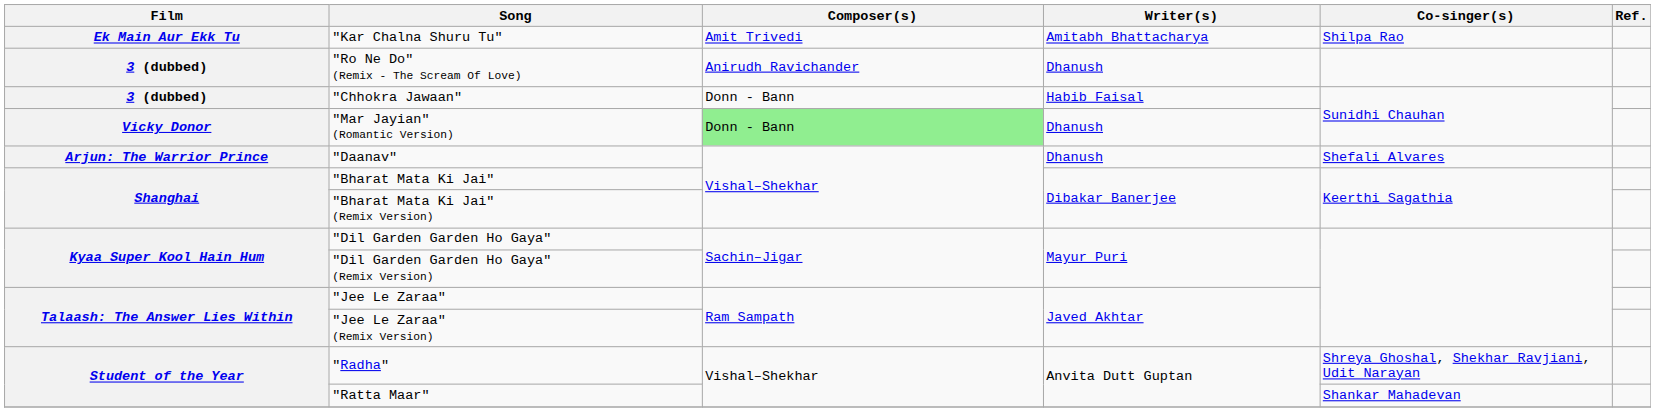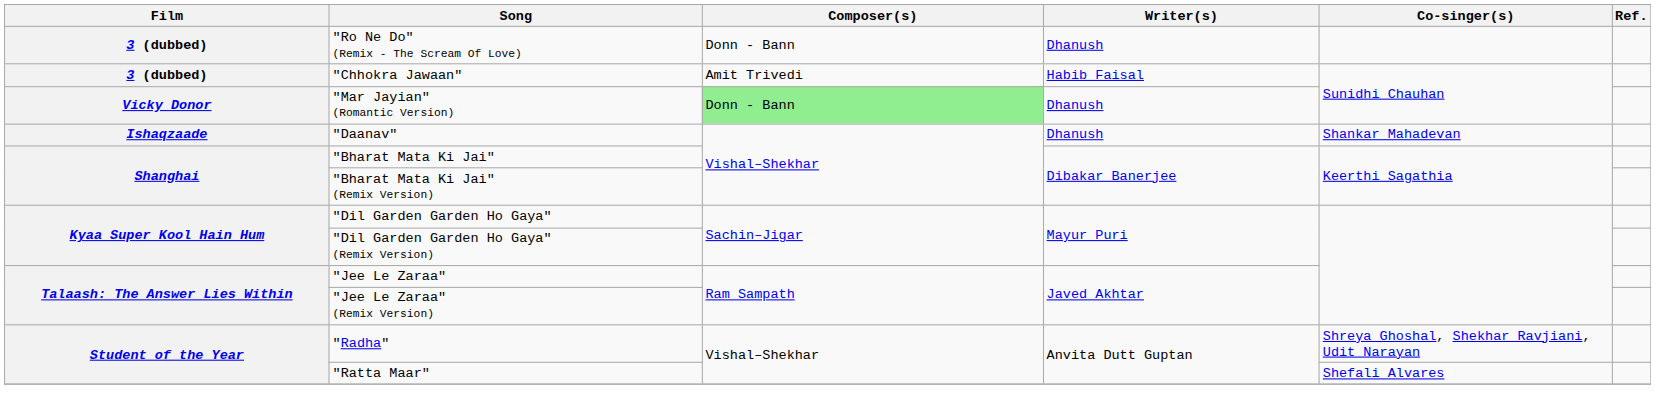- row: (417, 38)
(782, 67) Anirudh Ravichander -> (750, 45) Donn - Bann
(750, 97) Donn - Bann -> (754, 75) Amit Trivedi
(167, 157) Arjun: The Warrior Prince -> (167, 135) Ishaqzaade
(1384, 157) Shefali Alvares -> (1392, 135) Shankar Mahadevan
(1392, 396) Shankar Mahadevan -> (1384, 374) Shefali Alvares
